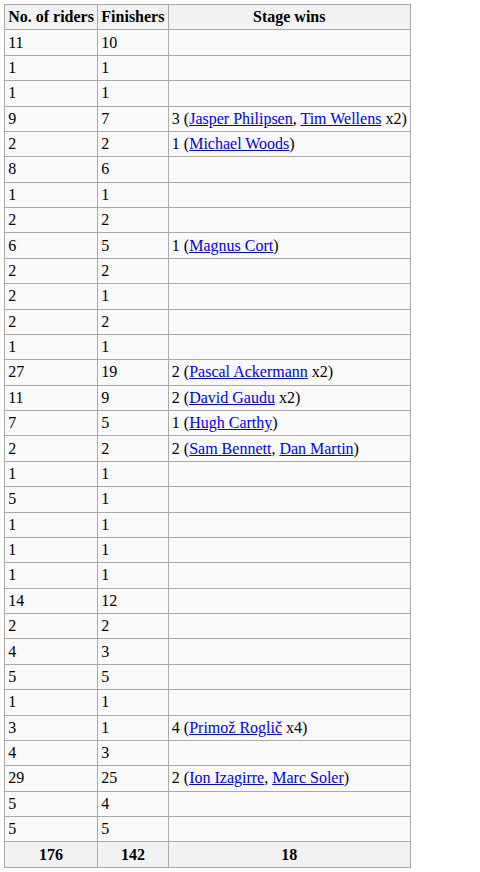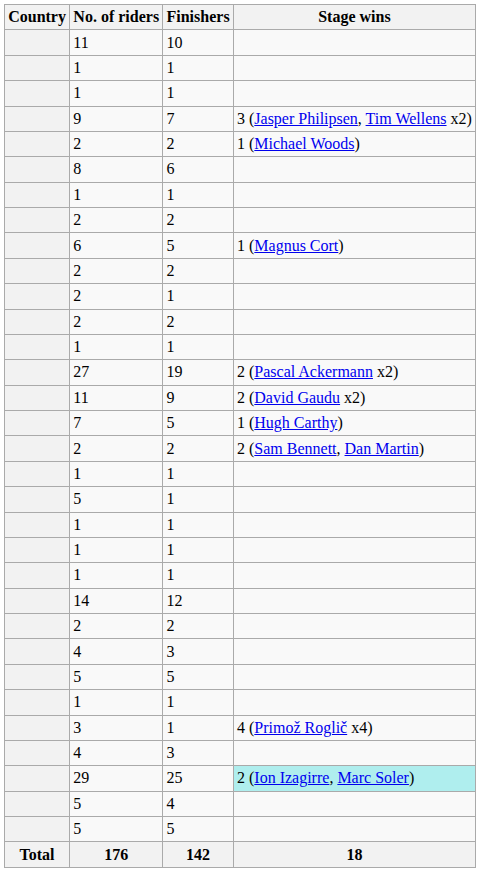+ column: (37, 17)
(260, 778) no background -> (326, 778) paleturquoise background
